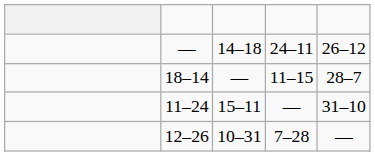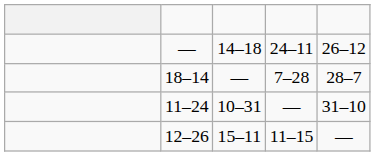(292, 77) 11–15 -> (292, 77) 7–28
(239, 107) 15–11 -> (239, 107) 10–31
(239, 136) 10–31 -> (239, 136) 15–11
(292, 136) 7–28 -> (292, 136) 11–15
